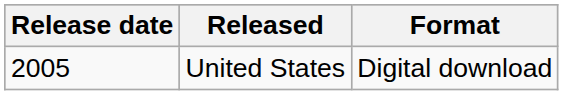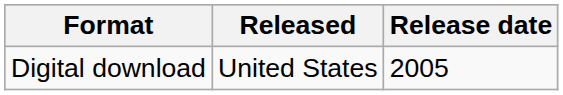columns swapped: (92, 25) <-> (455, 25)
